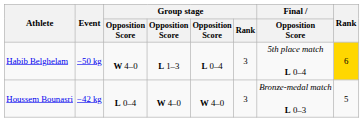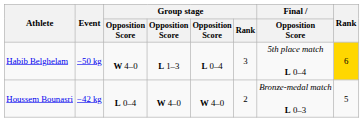(245, 99) 3 -> (245, 99) 2
